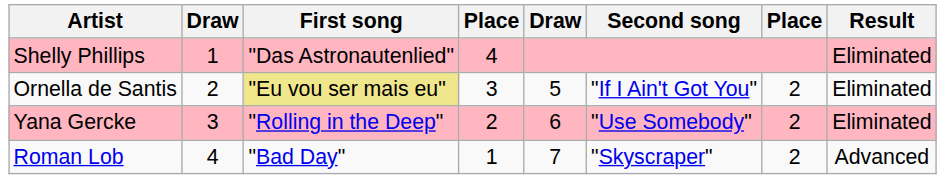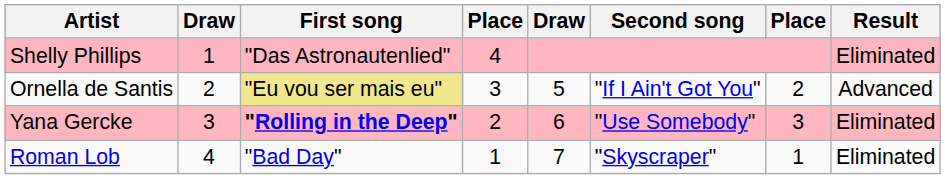(882, 88) Eliminated -> (886, 88) Advanced
(346, 122) normal -> (351, 122) bold
(795, 122) 2 -> (798, 122) 3
(795, 156) 2 -> (798, 156) 1
(882, 156) Advanced -> (886, 156) Eliminated
